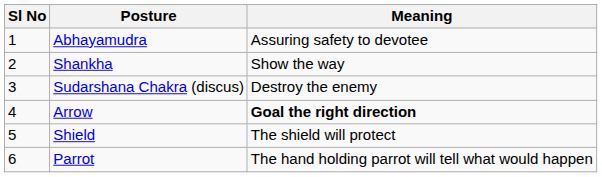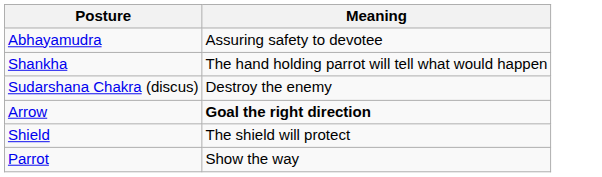- column: (27, 16)
(298, 64) Show the way -> (376, 64) The hand holding parrot will tell what would happen
(422, 159) The hand holding parrot will tell what would happen -> (252, 159) Show the way
